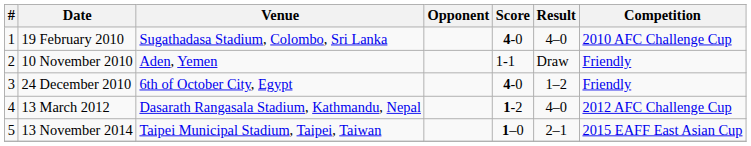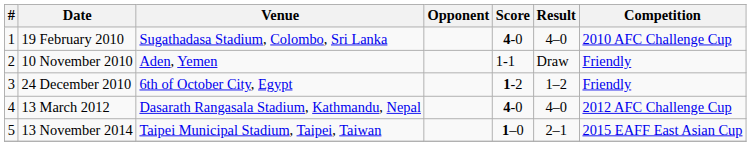(513, 84) 4-0 -> (513, 84) 1-2
(513, 107) 1-2 -> (513, 107) 4-0
